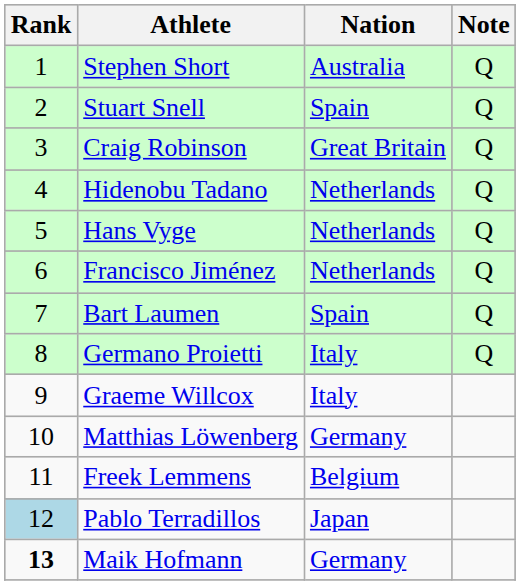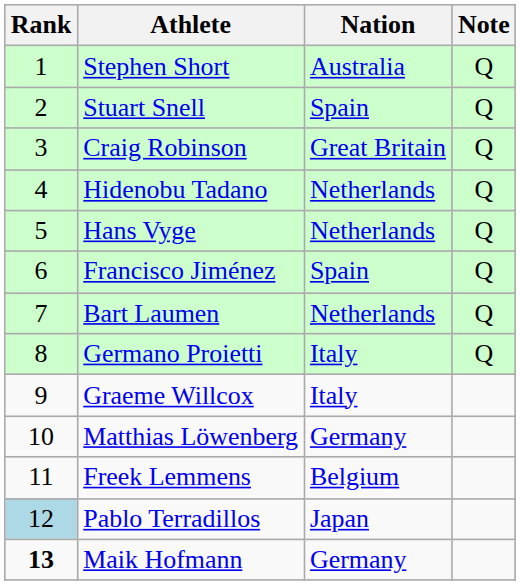(373, 271) Netherlands -> (339, 271) Spain
(339, 312) Spain -> (373, 312) Netherlands
